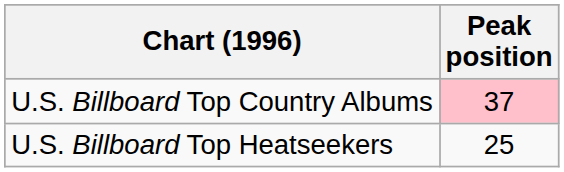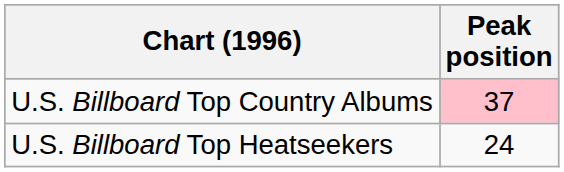(499, 144) 25 -> (499, 144) 24
